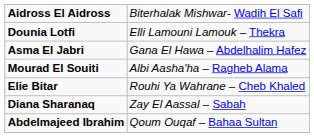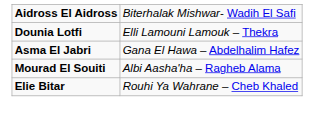- row: (51, 104)
- row: (66, 123)
